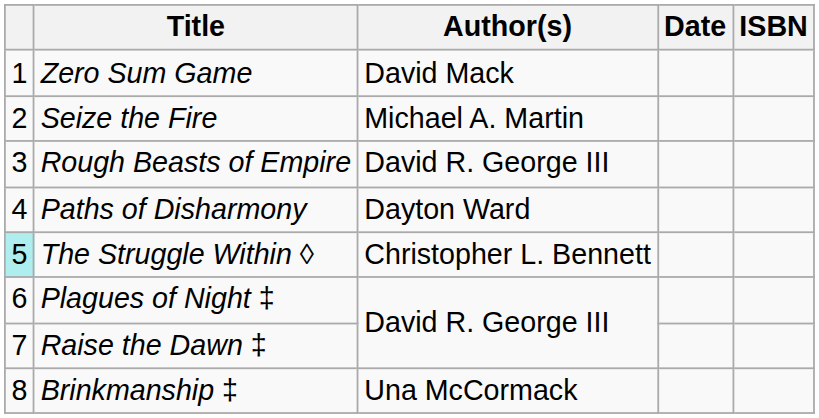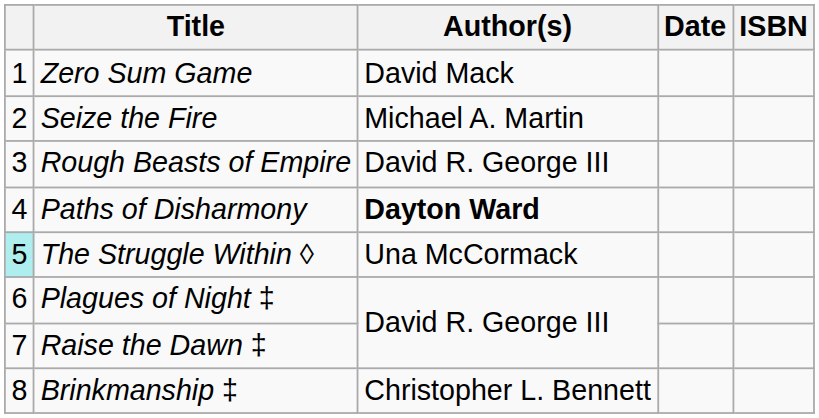(447, 208) normal -> (452, 208) bold
(508, 254) Christopher L. Bennett -> (471, 254) Una McCormack
(471, 390) Una McCormack -> (508, 390) Christopher L. Bennett
